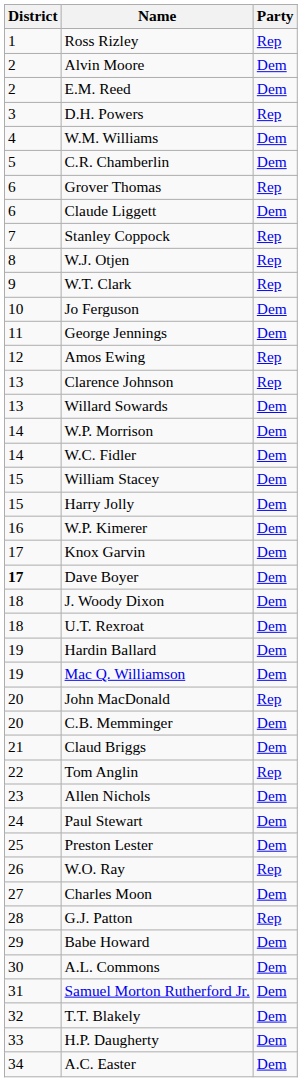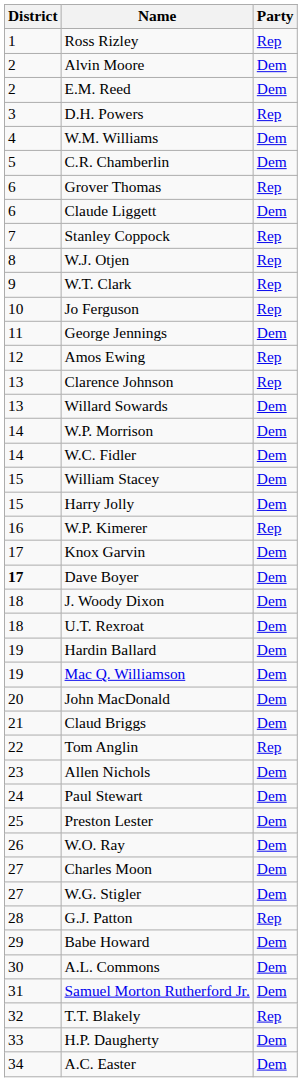(272, 308) Dem -> (269, 308) Rep
(272, 528) Dem -> (269, 528) Rep
(269, 698) Rep -> (272, 698) Dem
- row: (119, 723)
(269, 869) Rep -> (272, 844) Dem
+ row: (103, 893)
(272, 1015) Dem -> (269, 1015) Rep
